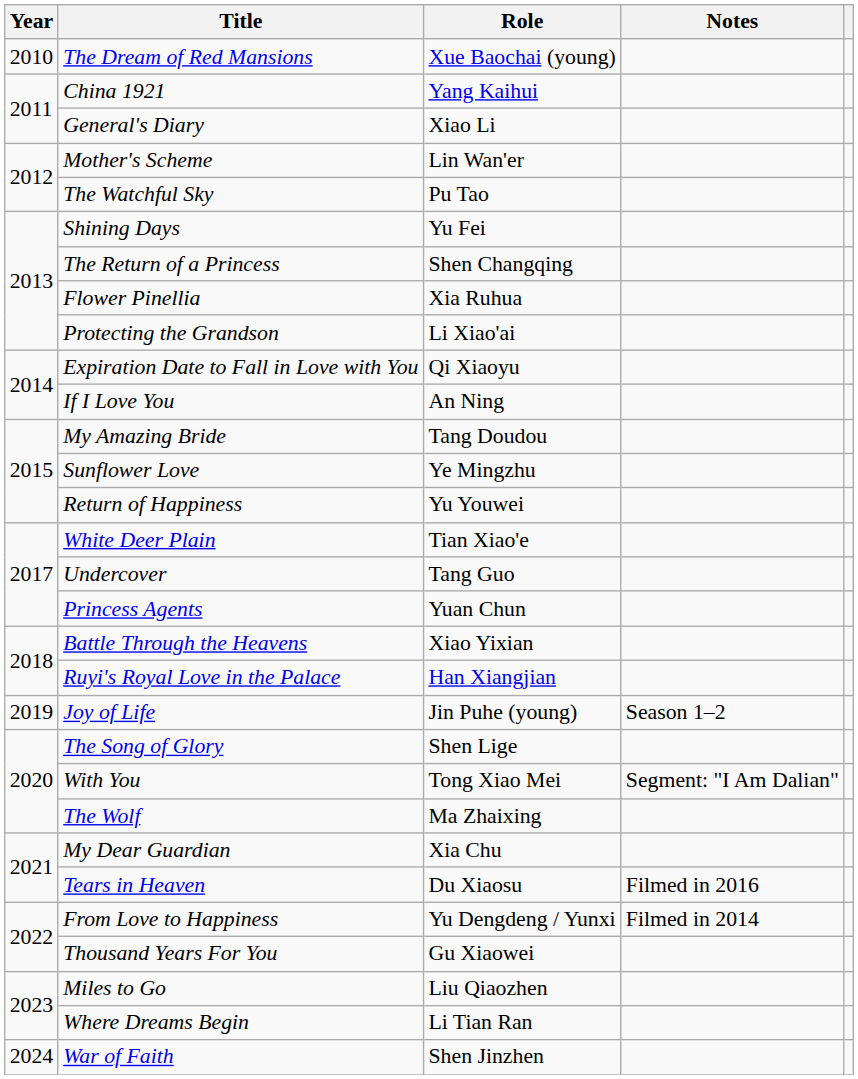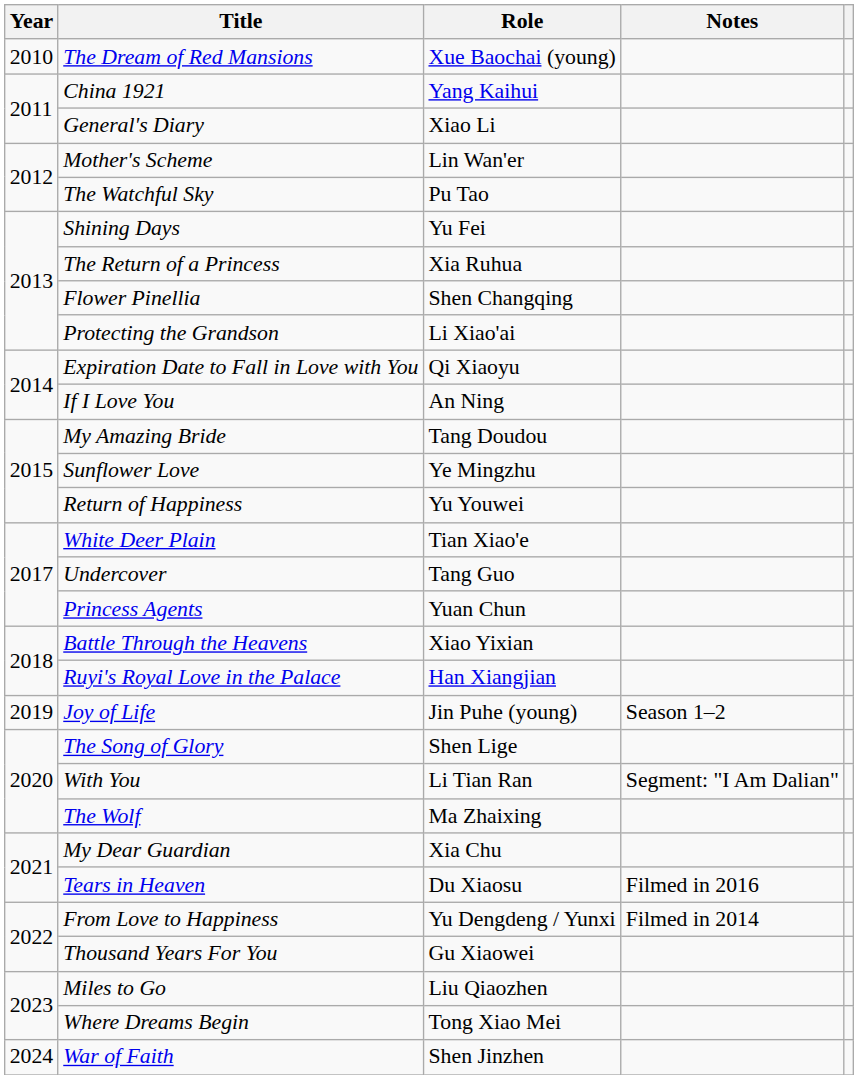(501, 263) Shen Changqing -> (475, 263) Xia Ruhua
(475, 297) Xia Ruhua -> (501, 297) Shen Changqing
(495, 780) Tong Xiao Mei -> (480, 780) Li Tian Ran
(480, 1022) Li Tian Ran -> (495, 1022) Tong Xiao Mei
